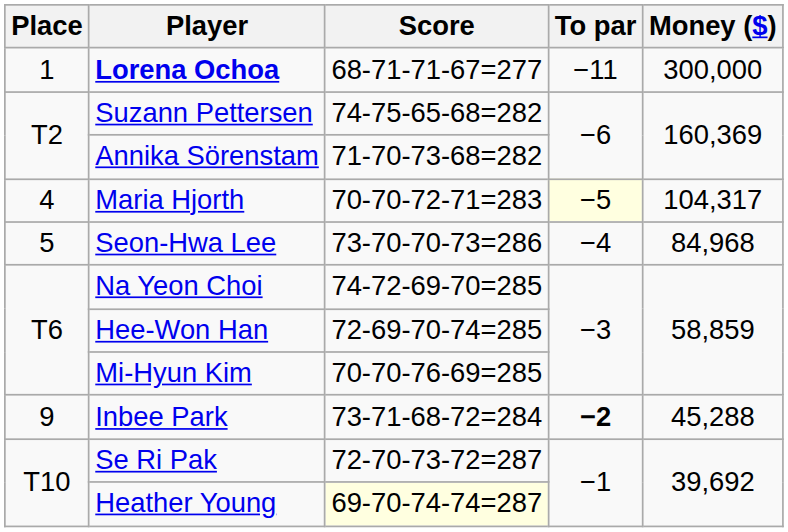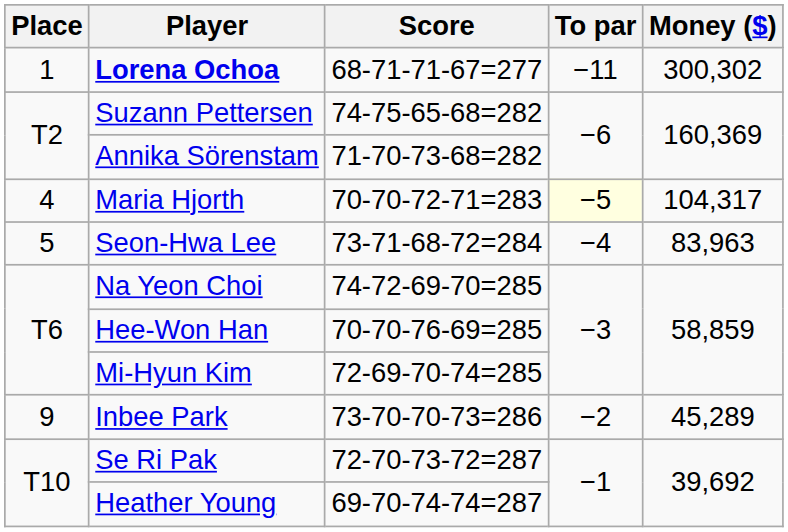(713, 69) 300,000 -> (713, 69) 300,302
(437, 243) 73-70-70-73=286 -> (437, 243) 73-71-68-72=284
(713, 243) 84,968 -> (713, 243) 83,963
(437, 329) 72-69-70-74=285 -> (437, 329) 70-70-76-69=285
(437, 373) 70-70-76-69=285 -> (437, 373) 72-69-70-74=285
(437, 416) 73-71-68-72=284 -> (437, 416) 73-70-70-73=286
(596, 416) bold -> (596, 416) normal
(713, 416) 45,288 -> (713, 416) 45,289
(437, 503) lightyellow background -> (437, 503) no background
